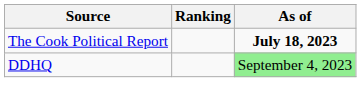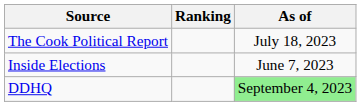(295, 40) bold -> (295, 40) normal
+ row: (57, 64)
